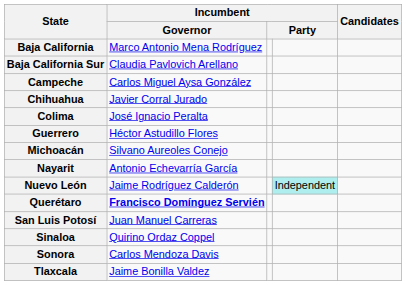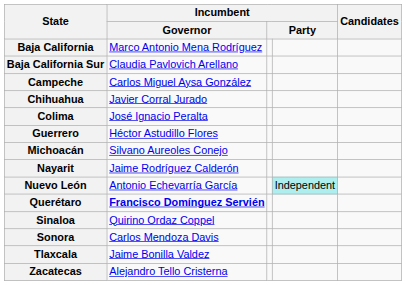(173, 168) Antonio Echevarría García -> (174, 168) Jaime Rodríguez Calderón
(174, 185) Jaime Rodríguez Calderón -> (173, 185) Antonio Echevarría García
- row: (56, 220)
+ row: (56, 271)
